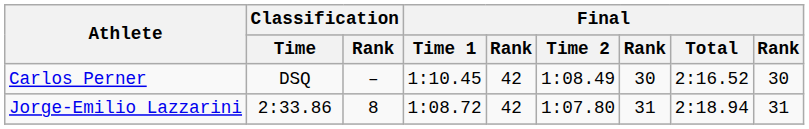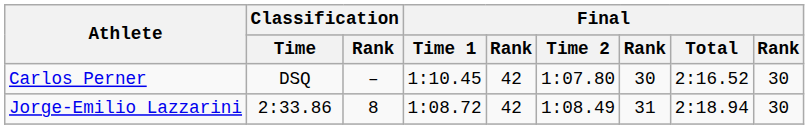(578, 79) 1:08.49 -> (578, 79) 1:07.80
(578, 108) 1:07.80 -> (578, 108) 1:08.49
(779, 108) 31 -> (779, 108) 30
